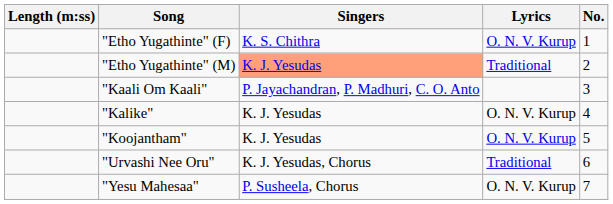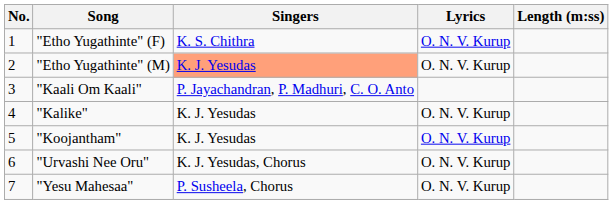columns swapped: (594, 16) <-> (51, 16)
(519, 65) Traditional -> (466, 65) O. N. V. Kurup
(519, 162) Traditional -> (466, 162) O. N. V. Kurup
